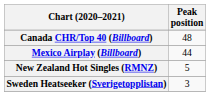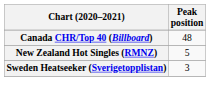- row: (86, 53)
